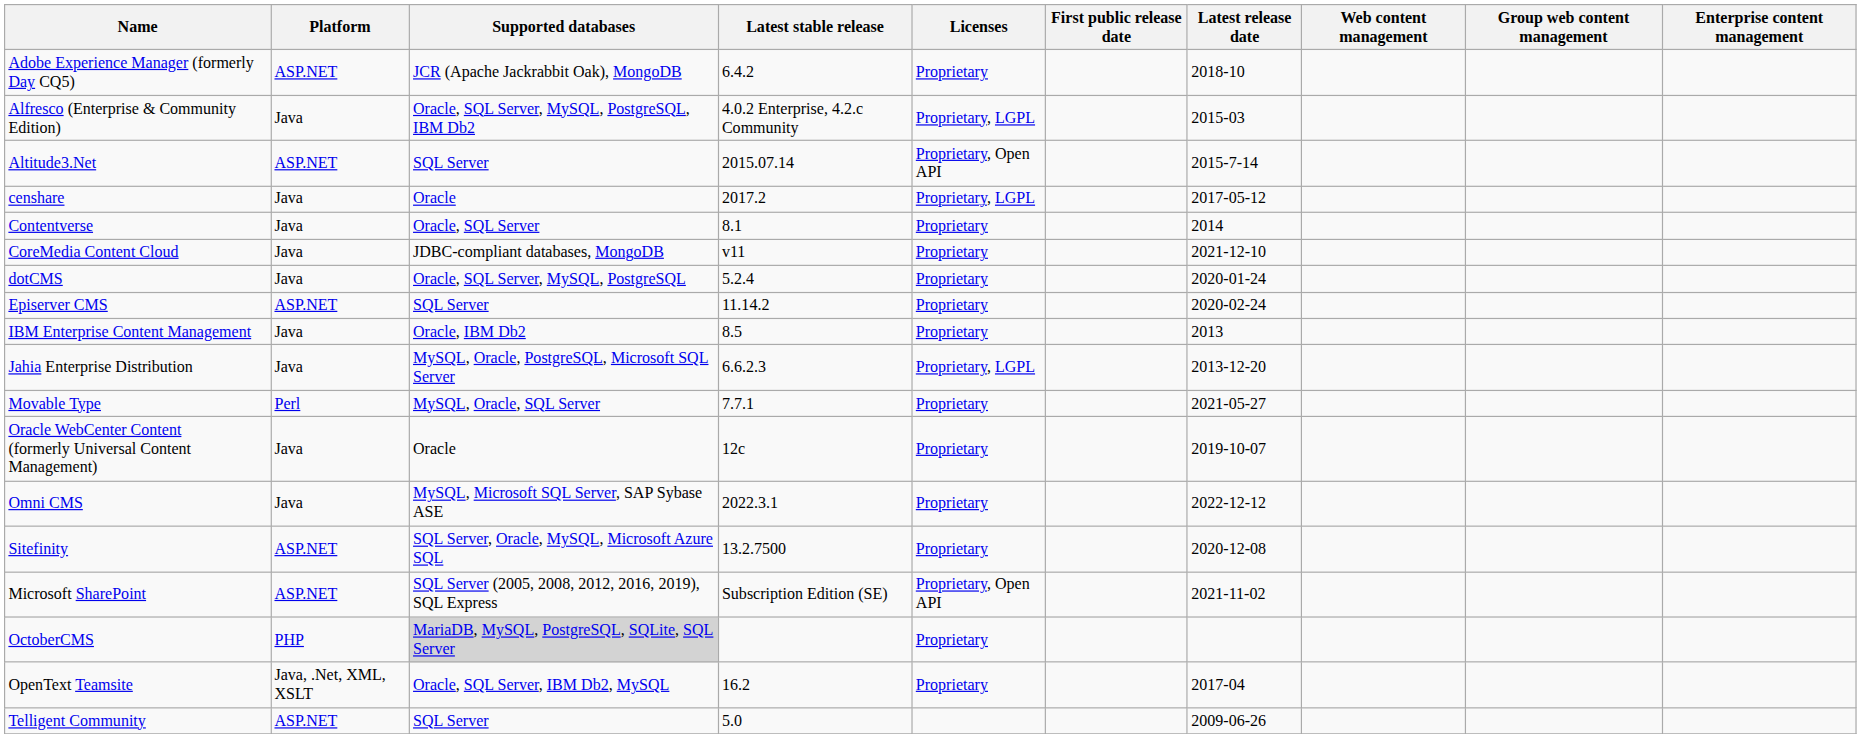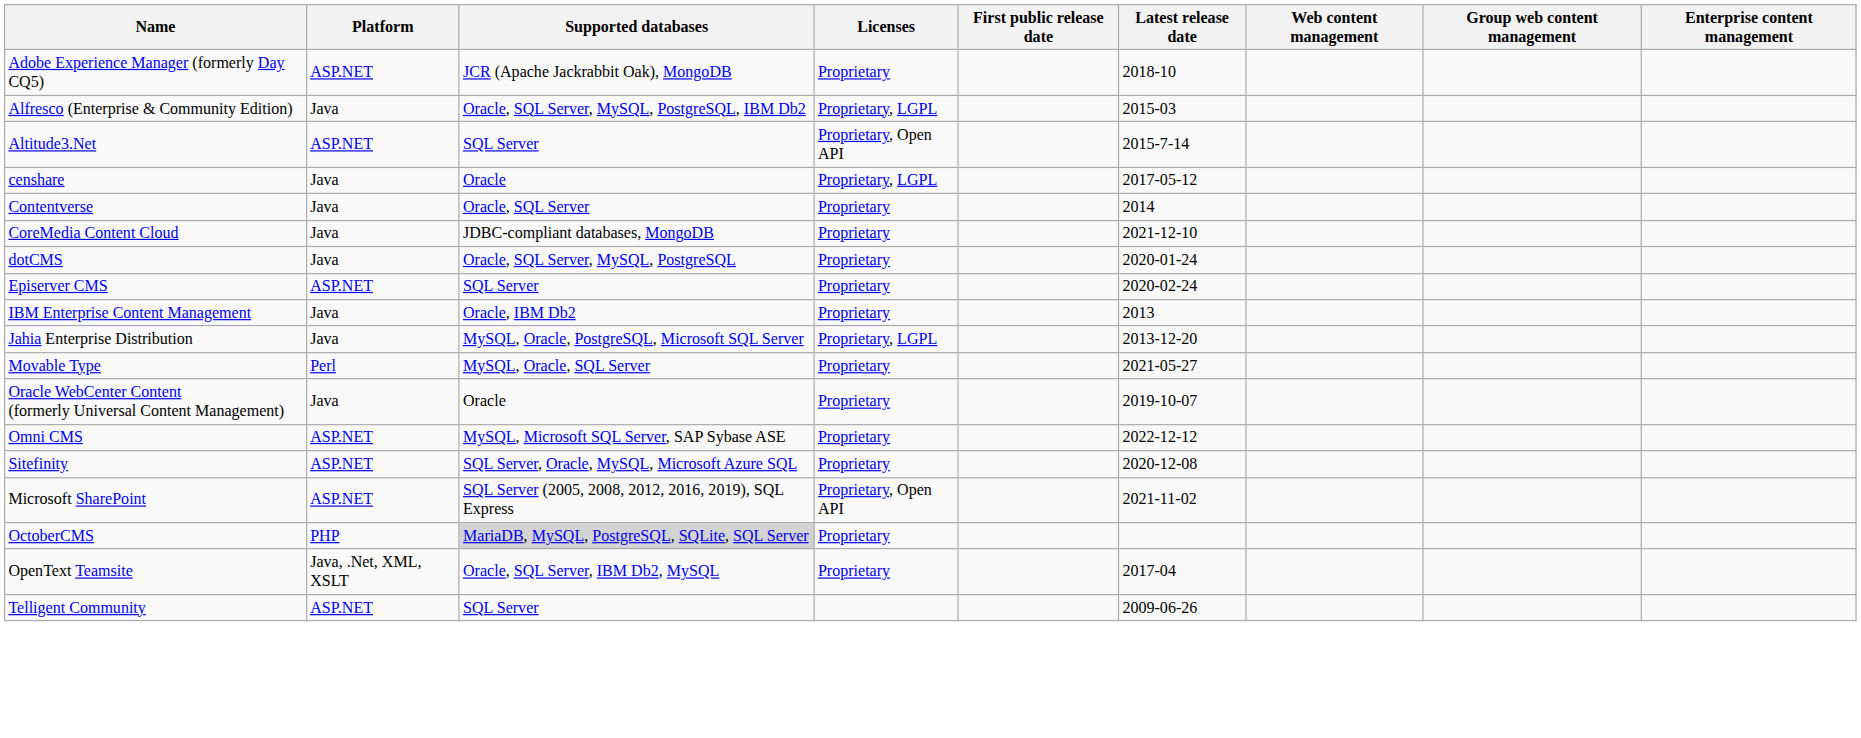- column: (815, 26)
(289, 503) Java -> (342, 437) ASP.NET
